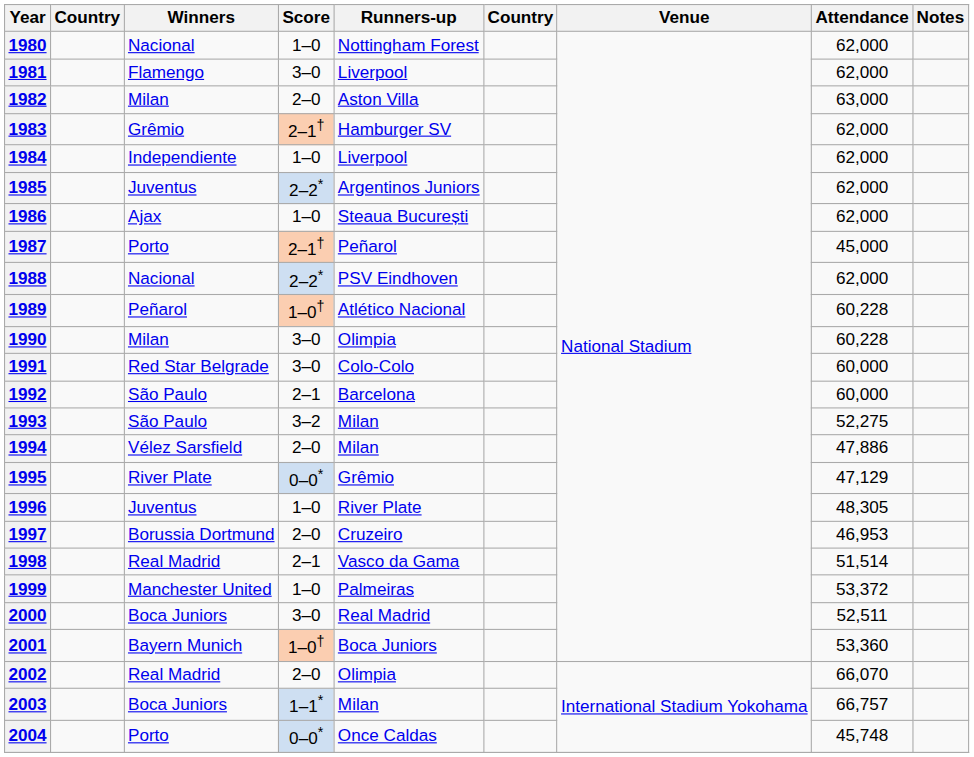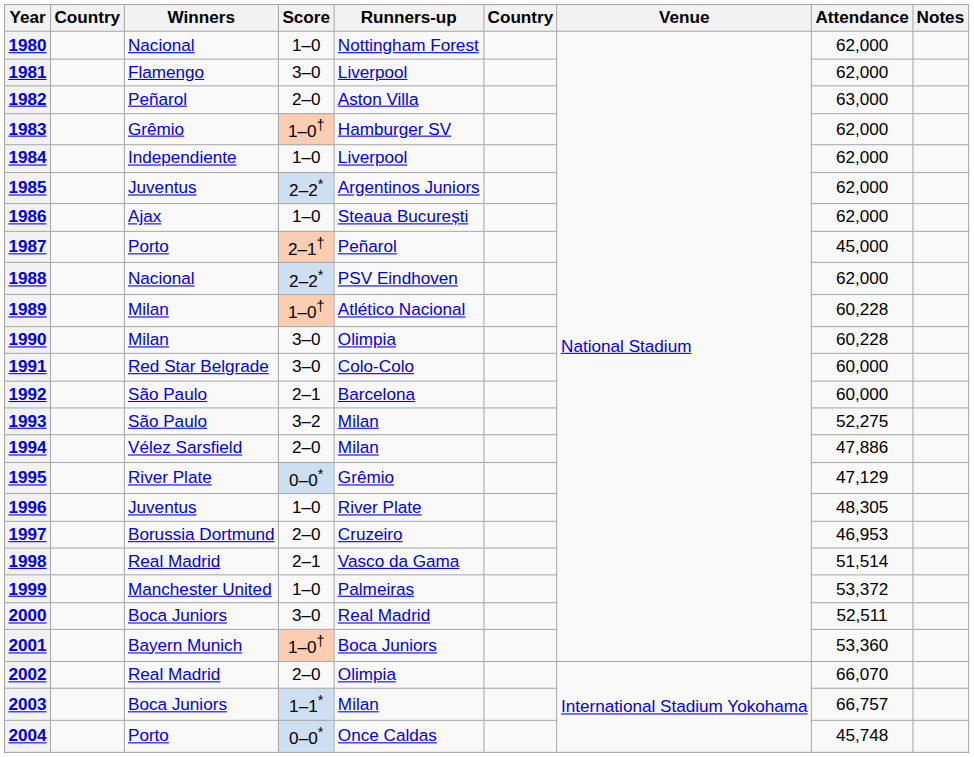(148, 99) Milan -> (157, 99) Peñarol
(306, 128) 2–1† -> (306, 128) 1–0†
(157, 310) Peñarol -> (148, 310) Milan
